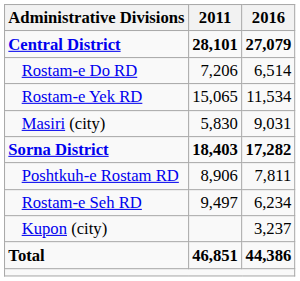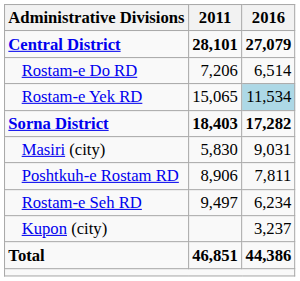(269, 96) no background -> (269, 96) lightblue background
rows swapped: (64, 123) <-> (59, 149)
